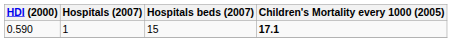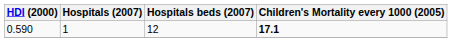(153, 29) 15 -> (153, 29) 12
